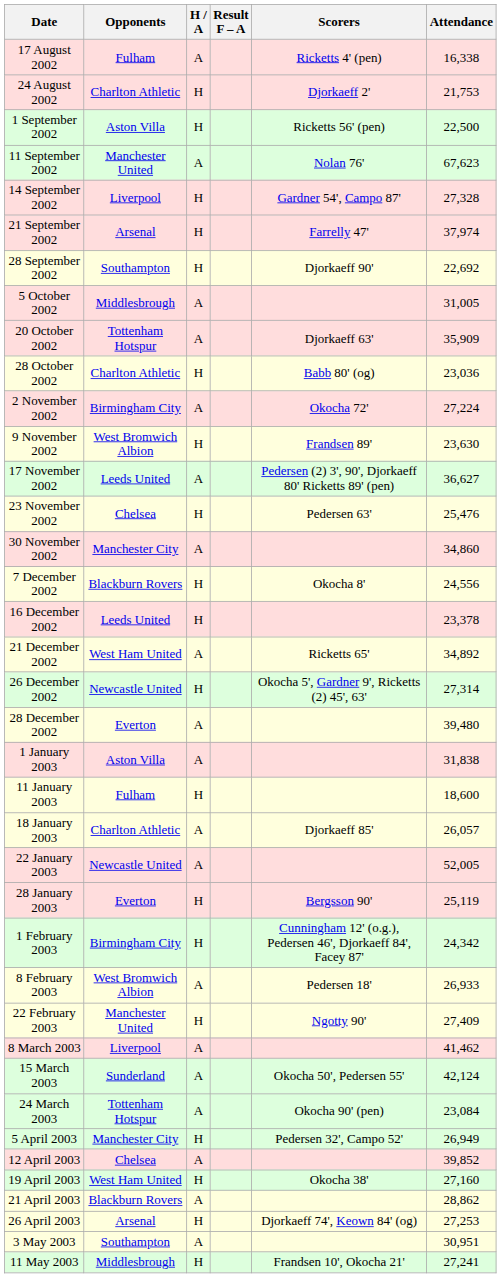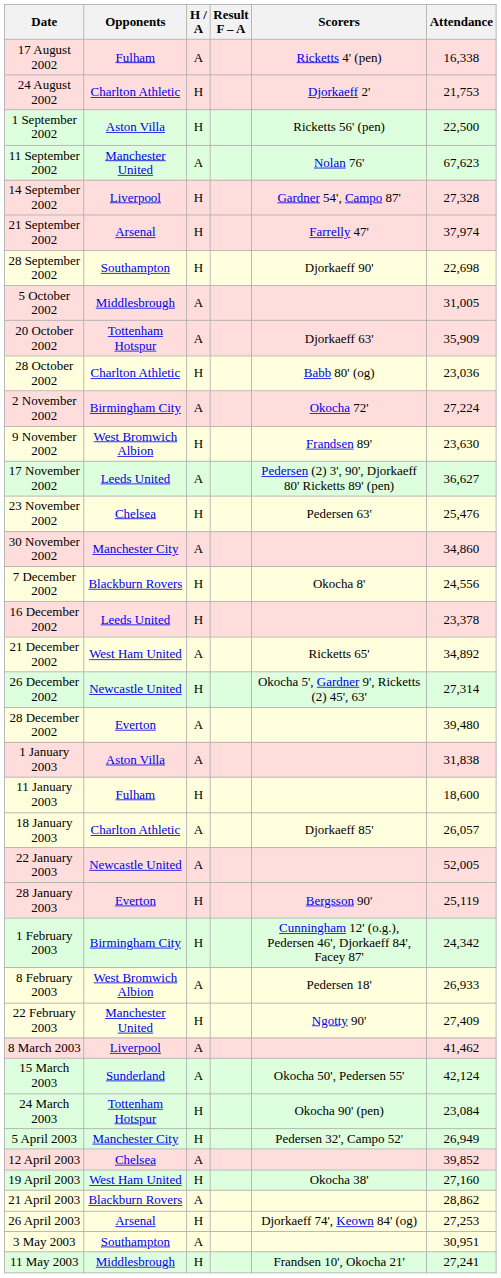(461, 268) 22,692 -> (461, 268) 22,698
(198, 1111) A -> (198, 1111) H
